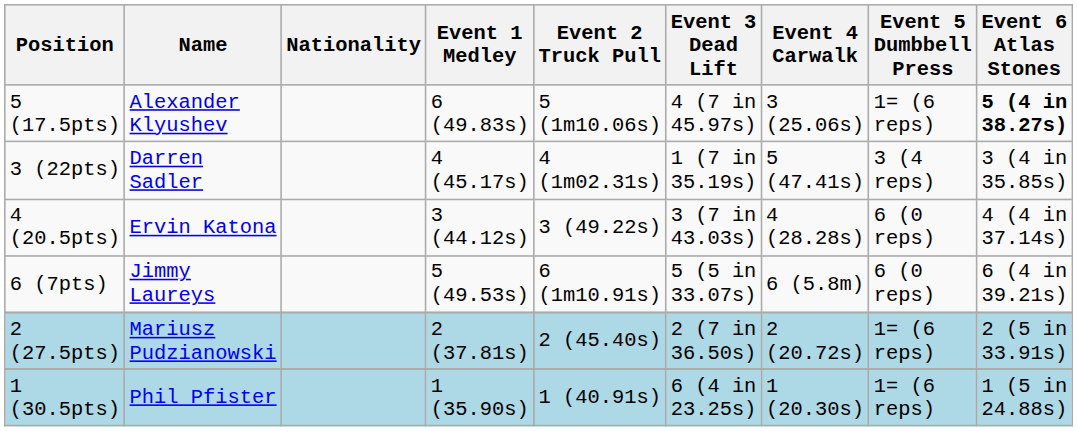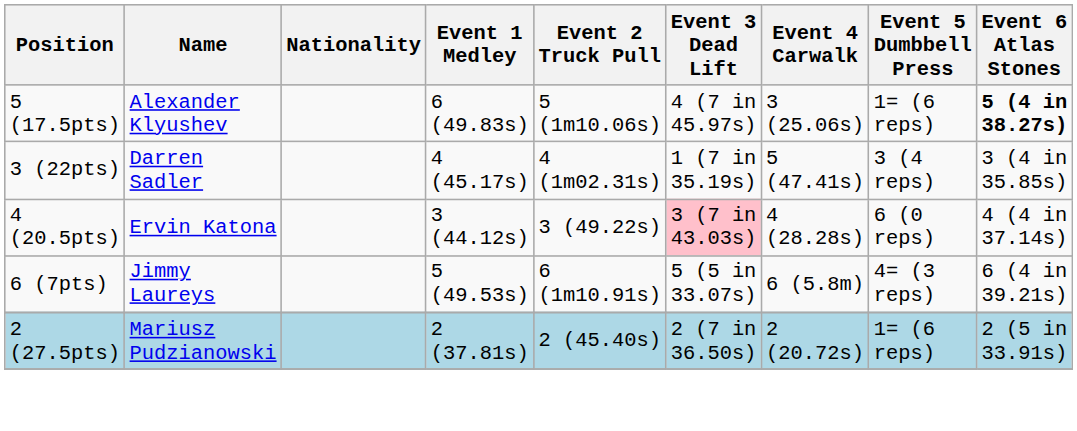(714, 227) no background -> (714, 227) pink background
(904, 284) 6 (0 reps) -> (904, 284) 4= (3 reps)
- row: (65, 398)
